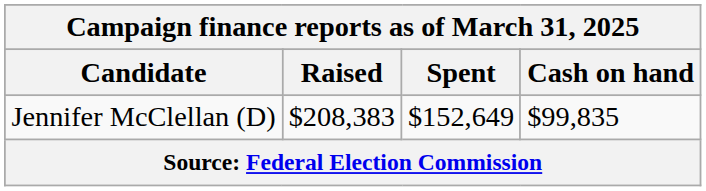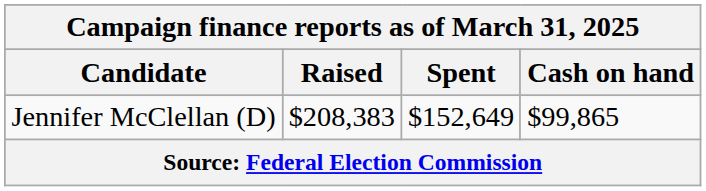(573, 116) $99,835 -> (573, 116) $99,865
